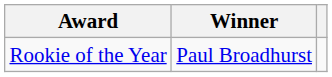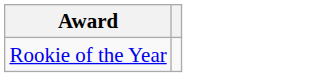- column: (244, 21)
